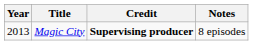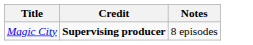- column: (18, 13)
